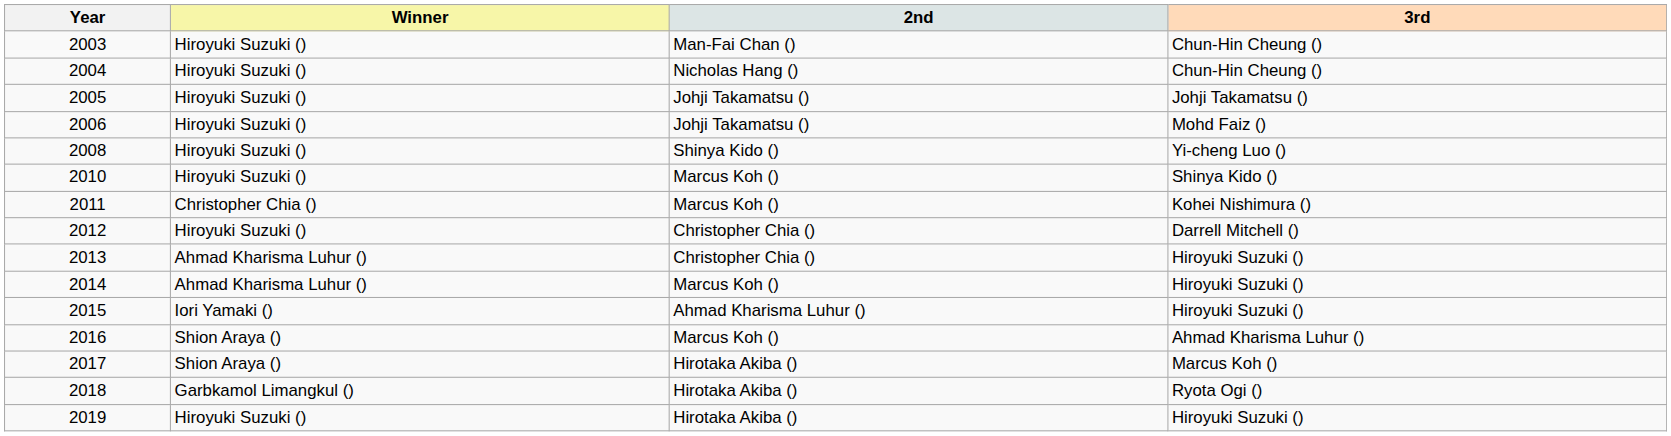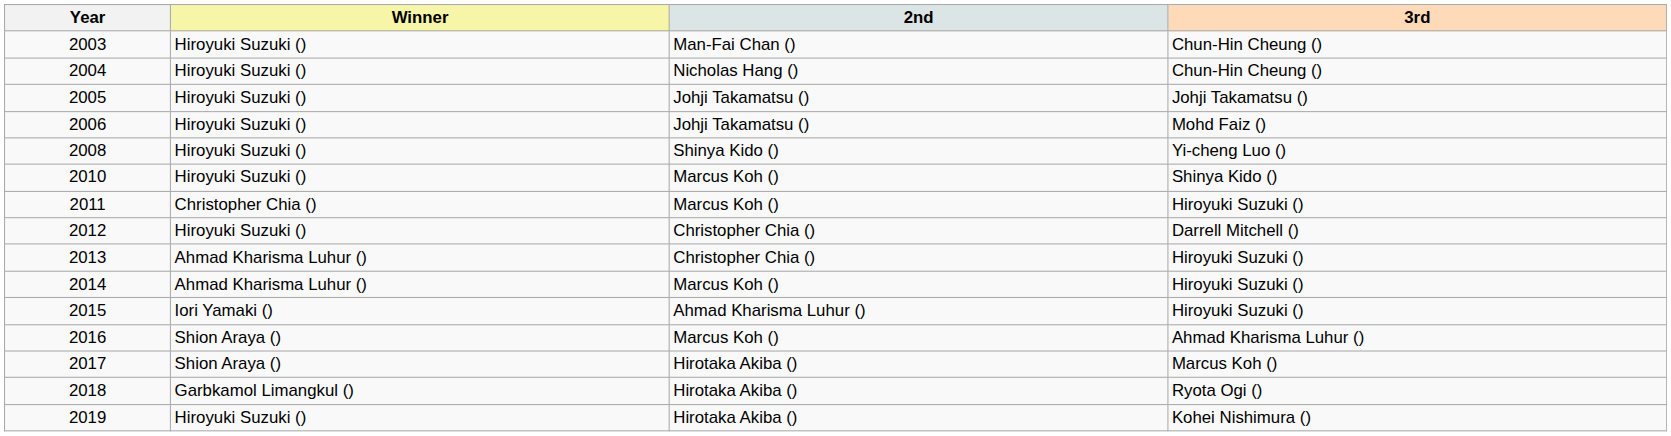(1241, 204) Kohei Nishimura () -> (1238, 204) Hiroyuki Suzuki ()
(1238, 417) Hiroyuki Suzuki () -> (1241, 417) Kohei Nishimura ()
